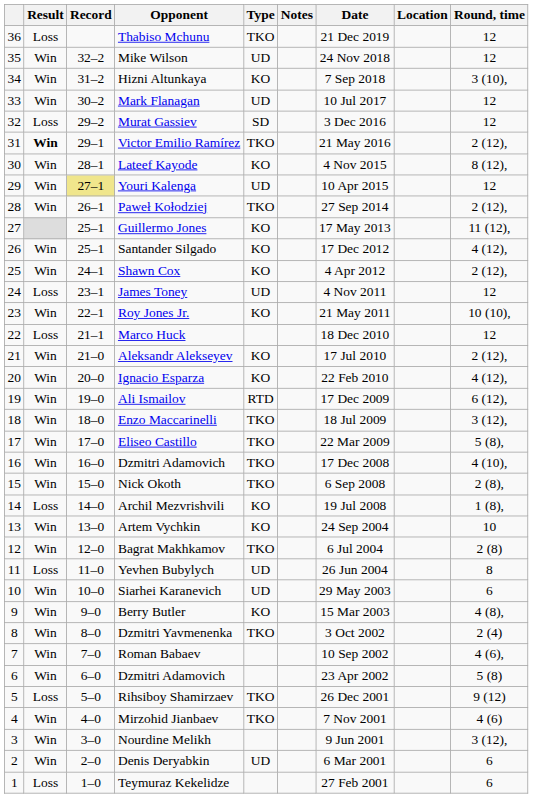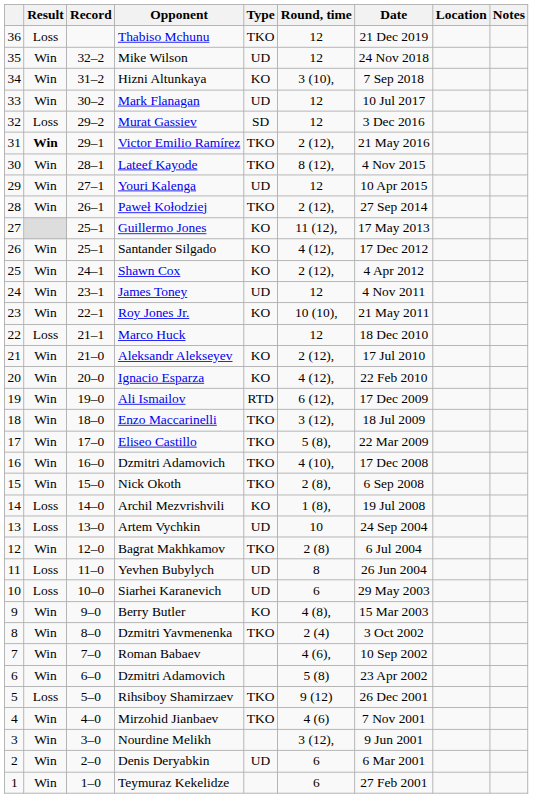columns swapped: (489, 15) <-> (297, 15)
(261, 164) KO -> (261, 164) TKO
(91, 185) khaki background -> (91, 185) no background
(45, 292) Loss -> (45, 292) Win
(45, 526) Win -> (45, 526) Loss
(261, 526) KO -> (261, 526) UD
(45, 590) Win -> (45, 590) Loss
(45, 782) Loss -> (45, 782) Win
